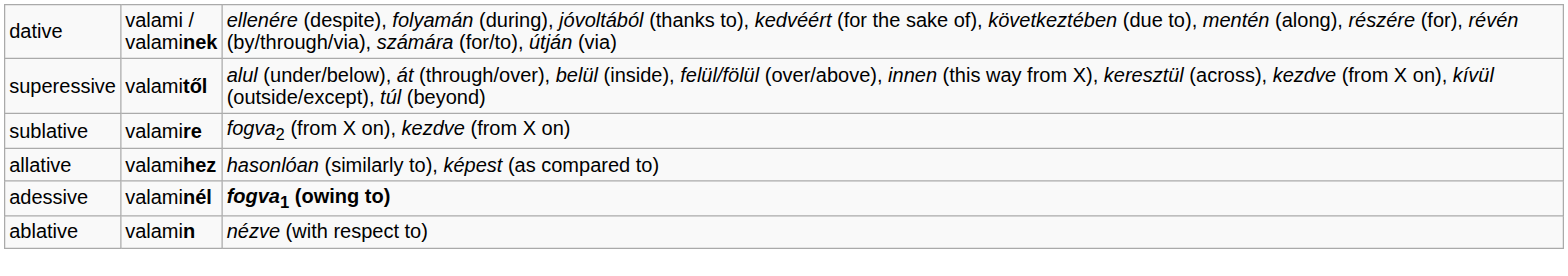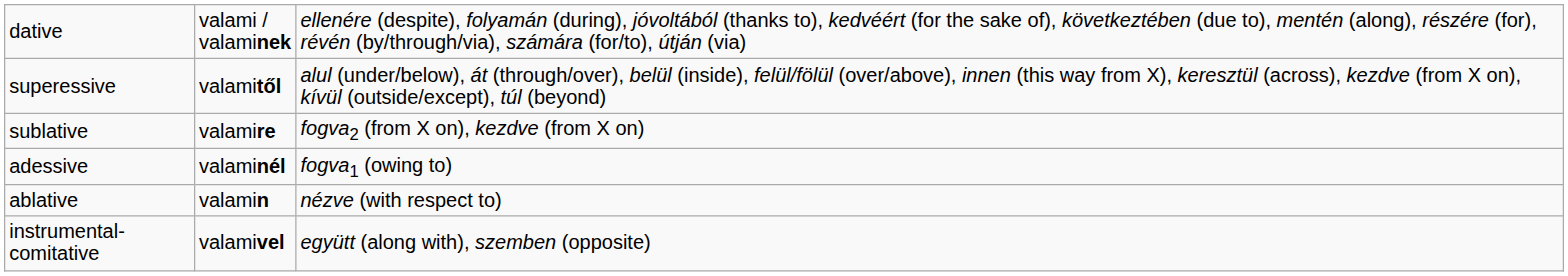- row: (40, 164)
(309, 198) bold -> (376, 167) normal
+ row: (67, 243)
